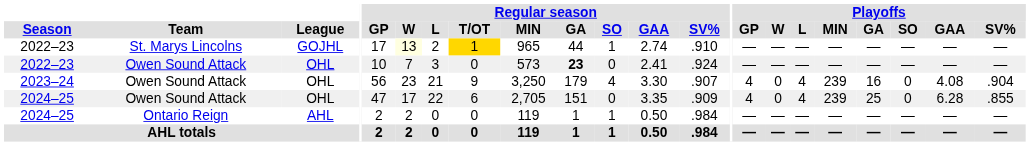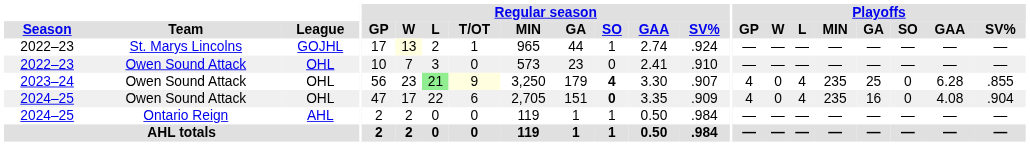(474, 47) gold background -> (474, 47) no background
(704, 47) .910 -> (704, 47) .924
(576, 64) bold -> (576, 64) normal
(704, 64) .924 -> (704, 64) .910
(435, 81) no background -> (435, 81) lightgreen background
(474, 81) no background -> (474, 81) lightyellow background
(612, 81) normal -> (612, 81) bold
(835, 81) 239 -> (835, 81) 235
(874, 81) 16 -> (874, 81) 25
(950, 81) 4.08 -> (950, 81) 6.28
(1000, 81) .904 -> (1000, 81) .855
(612, 98) normal -> (612, 98) bold
(835, 98) 239 -> (835, 98) 235
(874, 98) 25 -> (874, 98) 16
(950, 98) 6.28 -> (950, 98) 4.08
(1000, 98) .855 -> (1000, 98) .904
